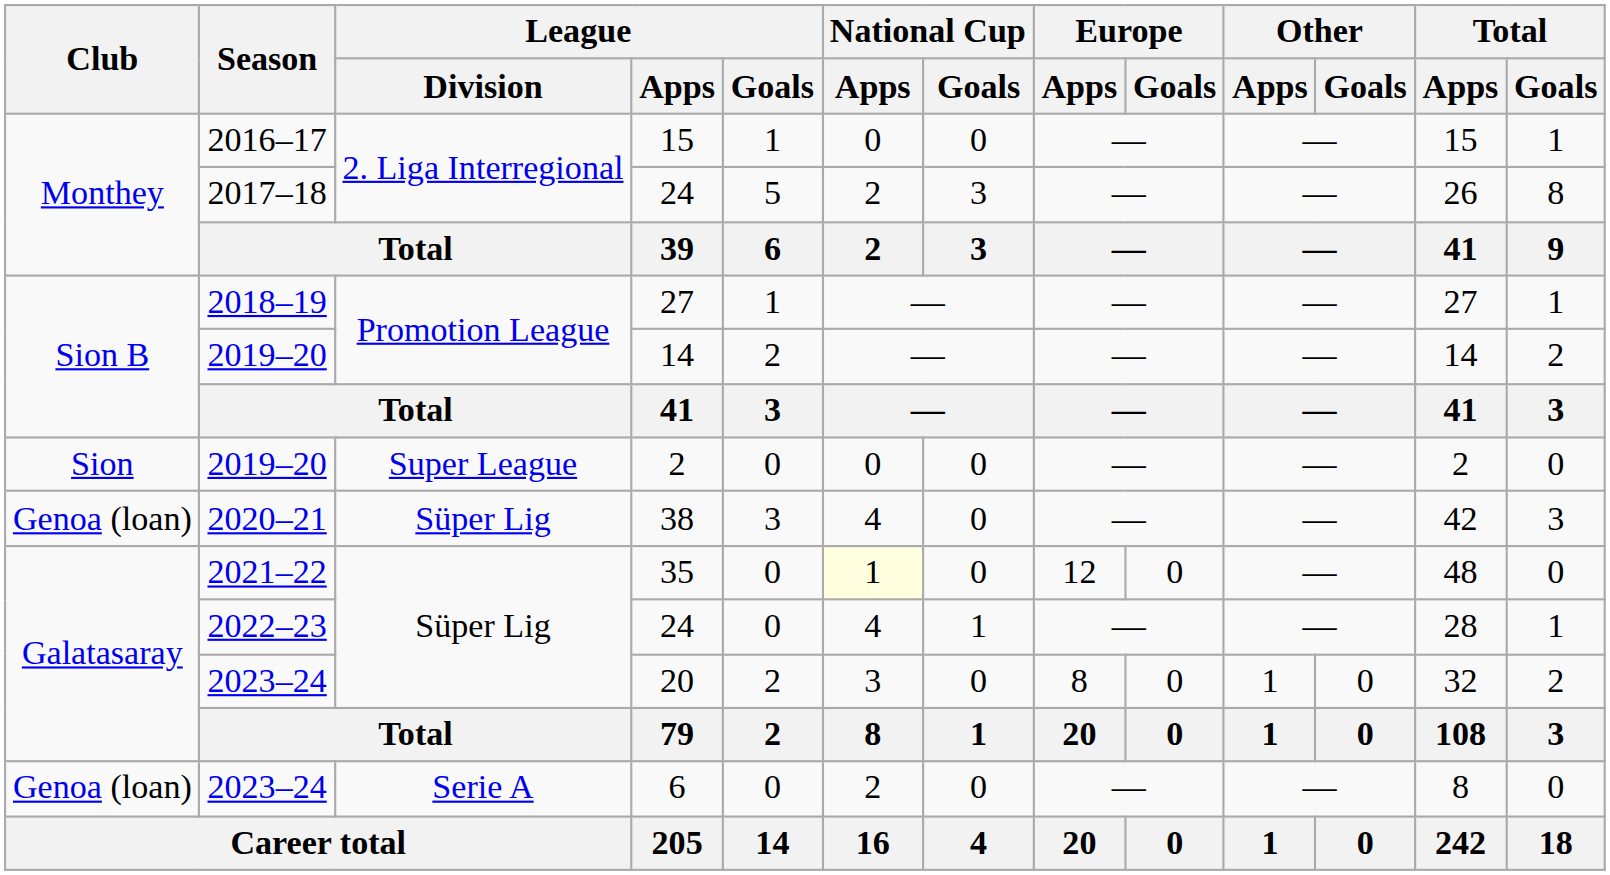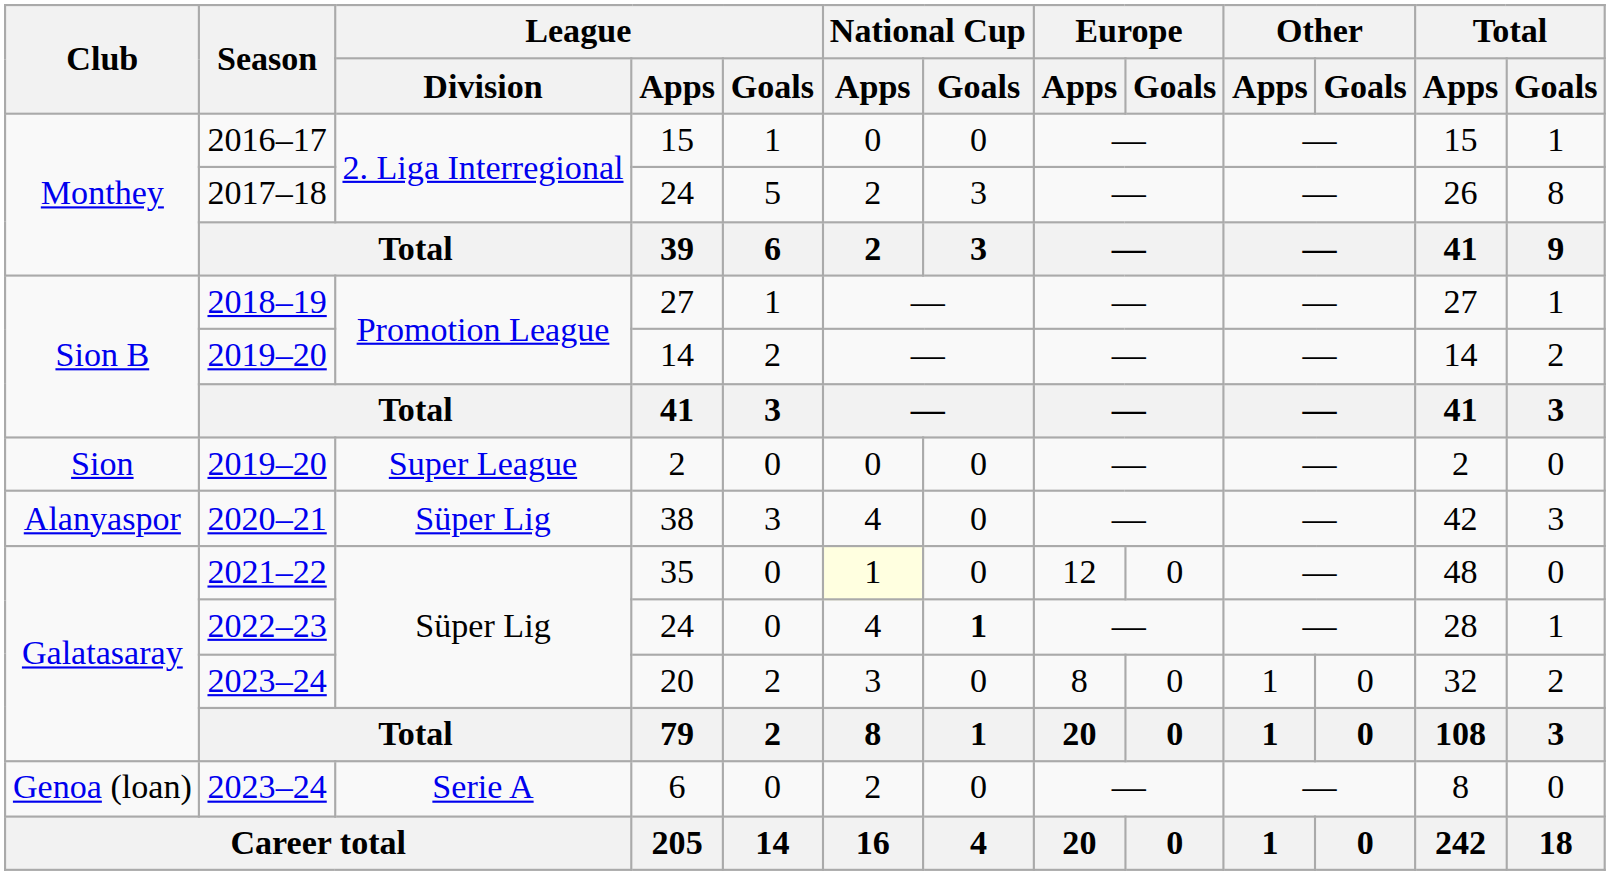(102, 517) Genoa (loan) -> (102, 517) Alanyaspor
(979, 626) normal -> (979, 626) bold
